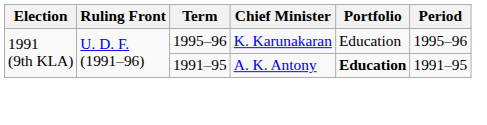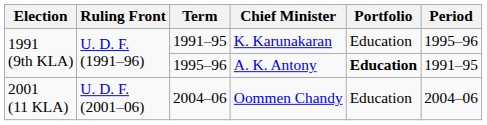(200, 41) 1995–96 -> (200, 41) 1991–95
(200, 65) 1991–95 -> (200, 65) 1995–96
+ row: (288, 98)
